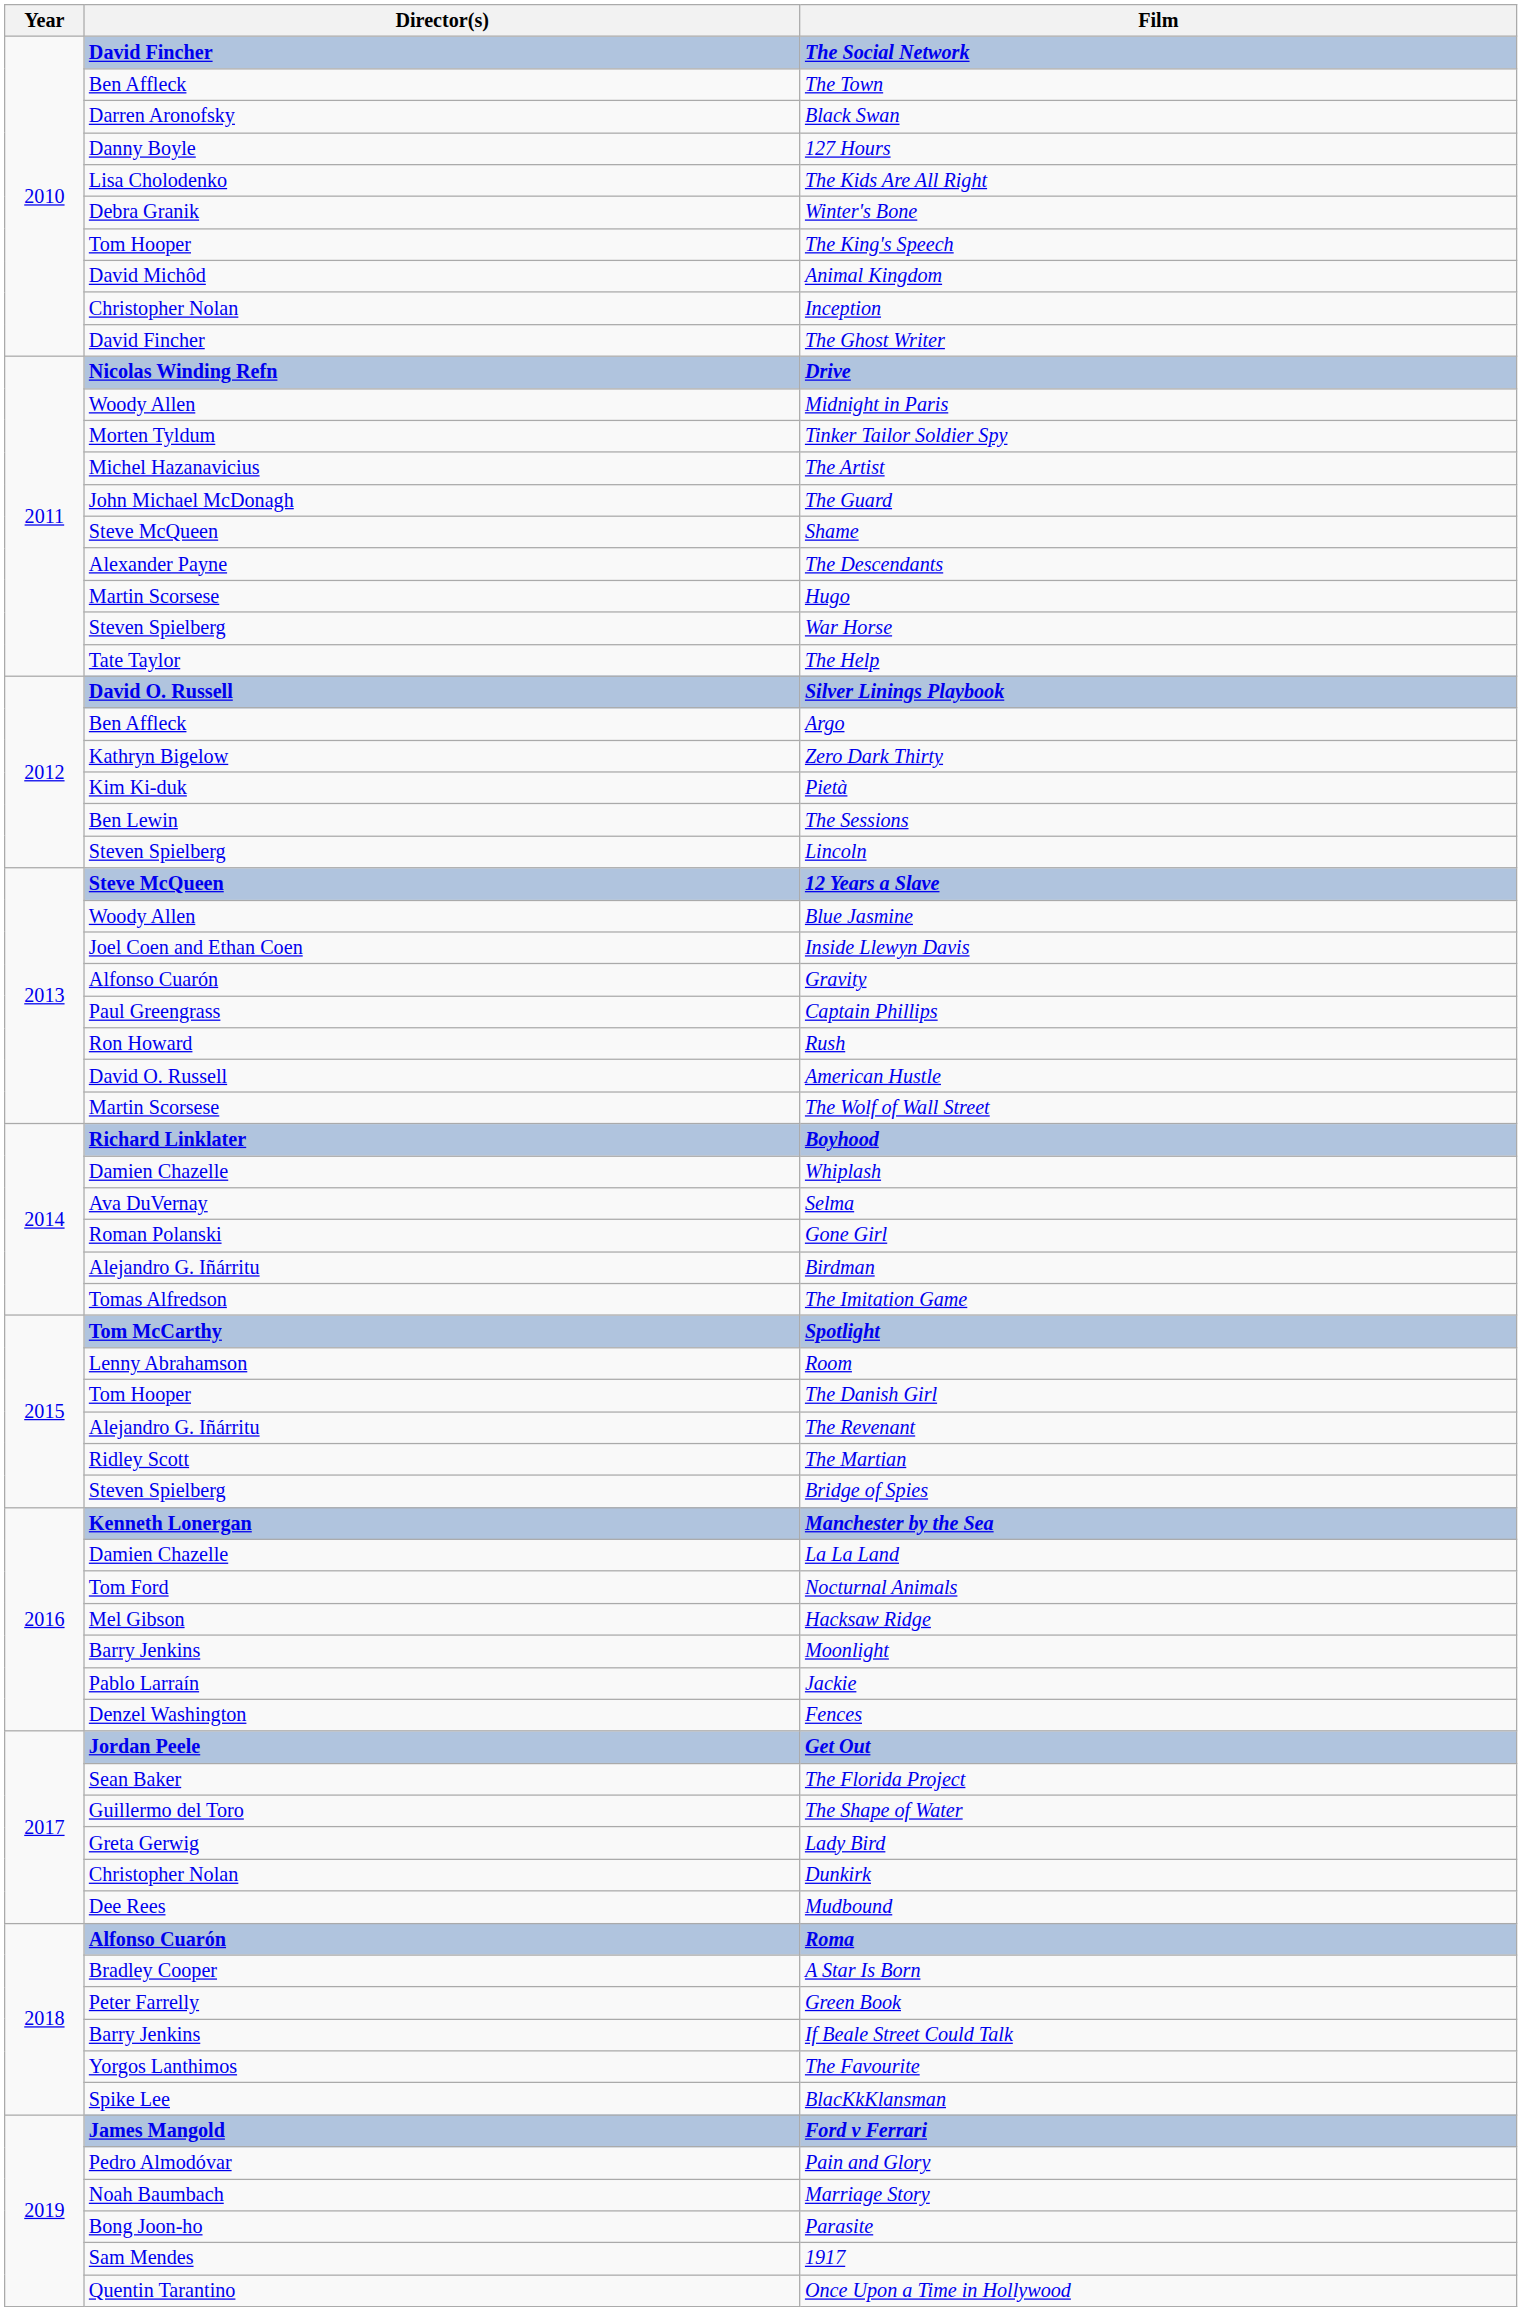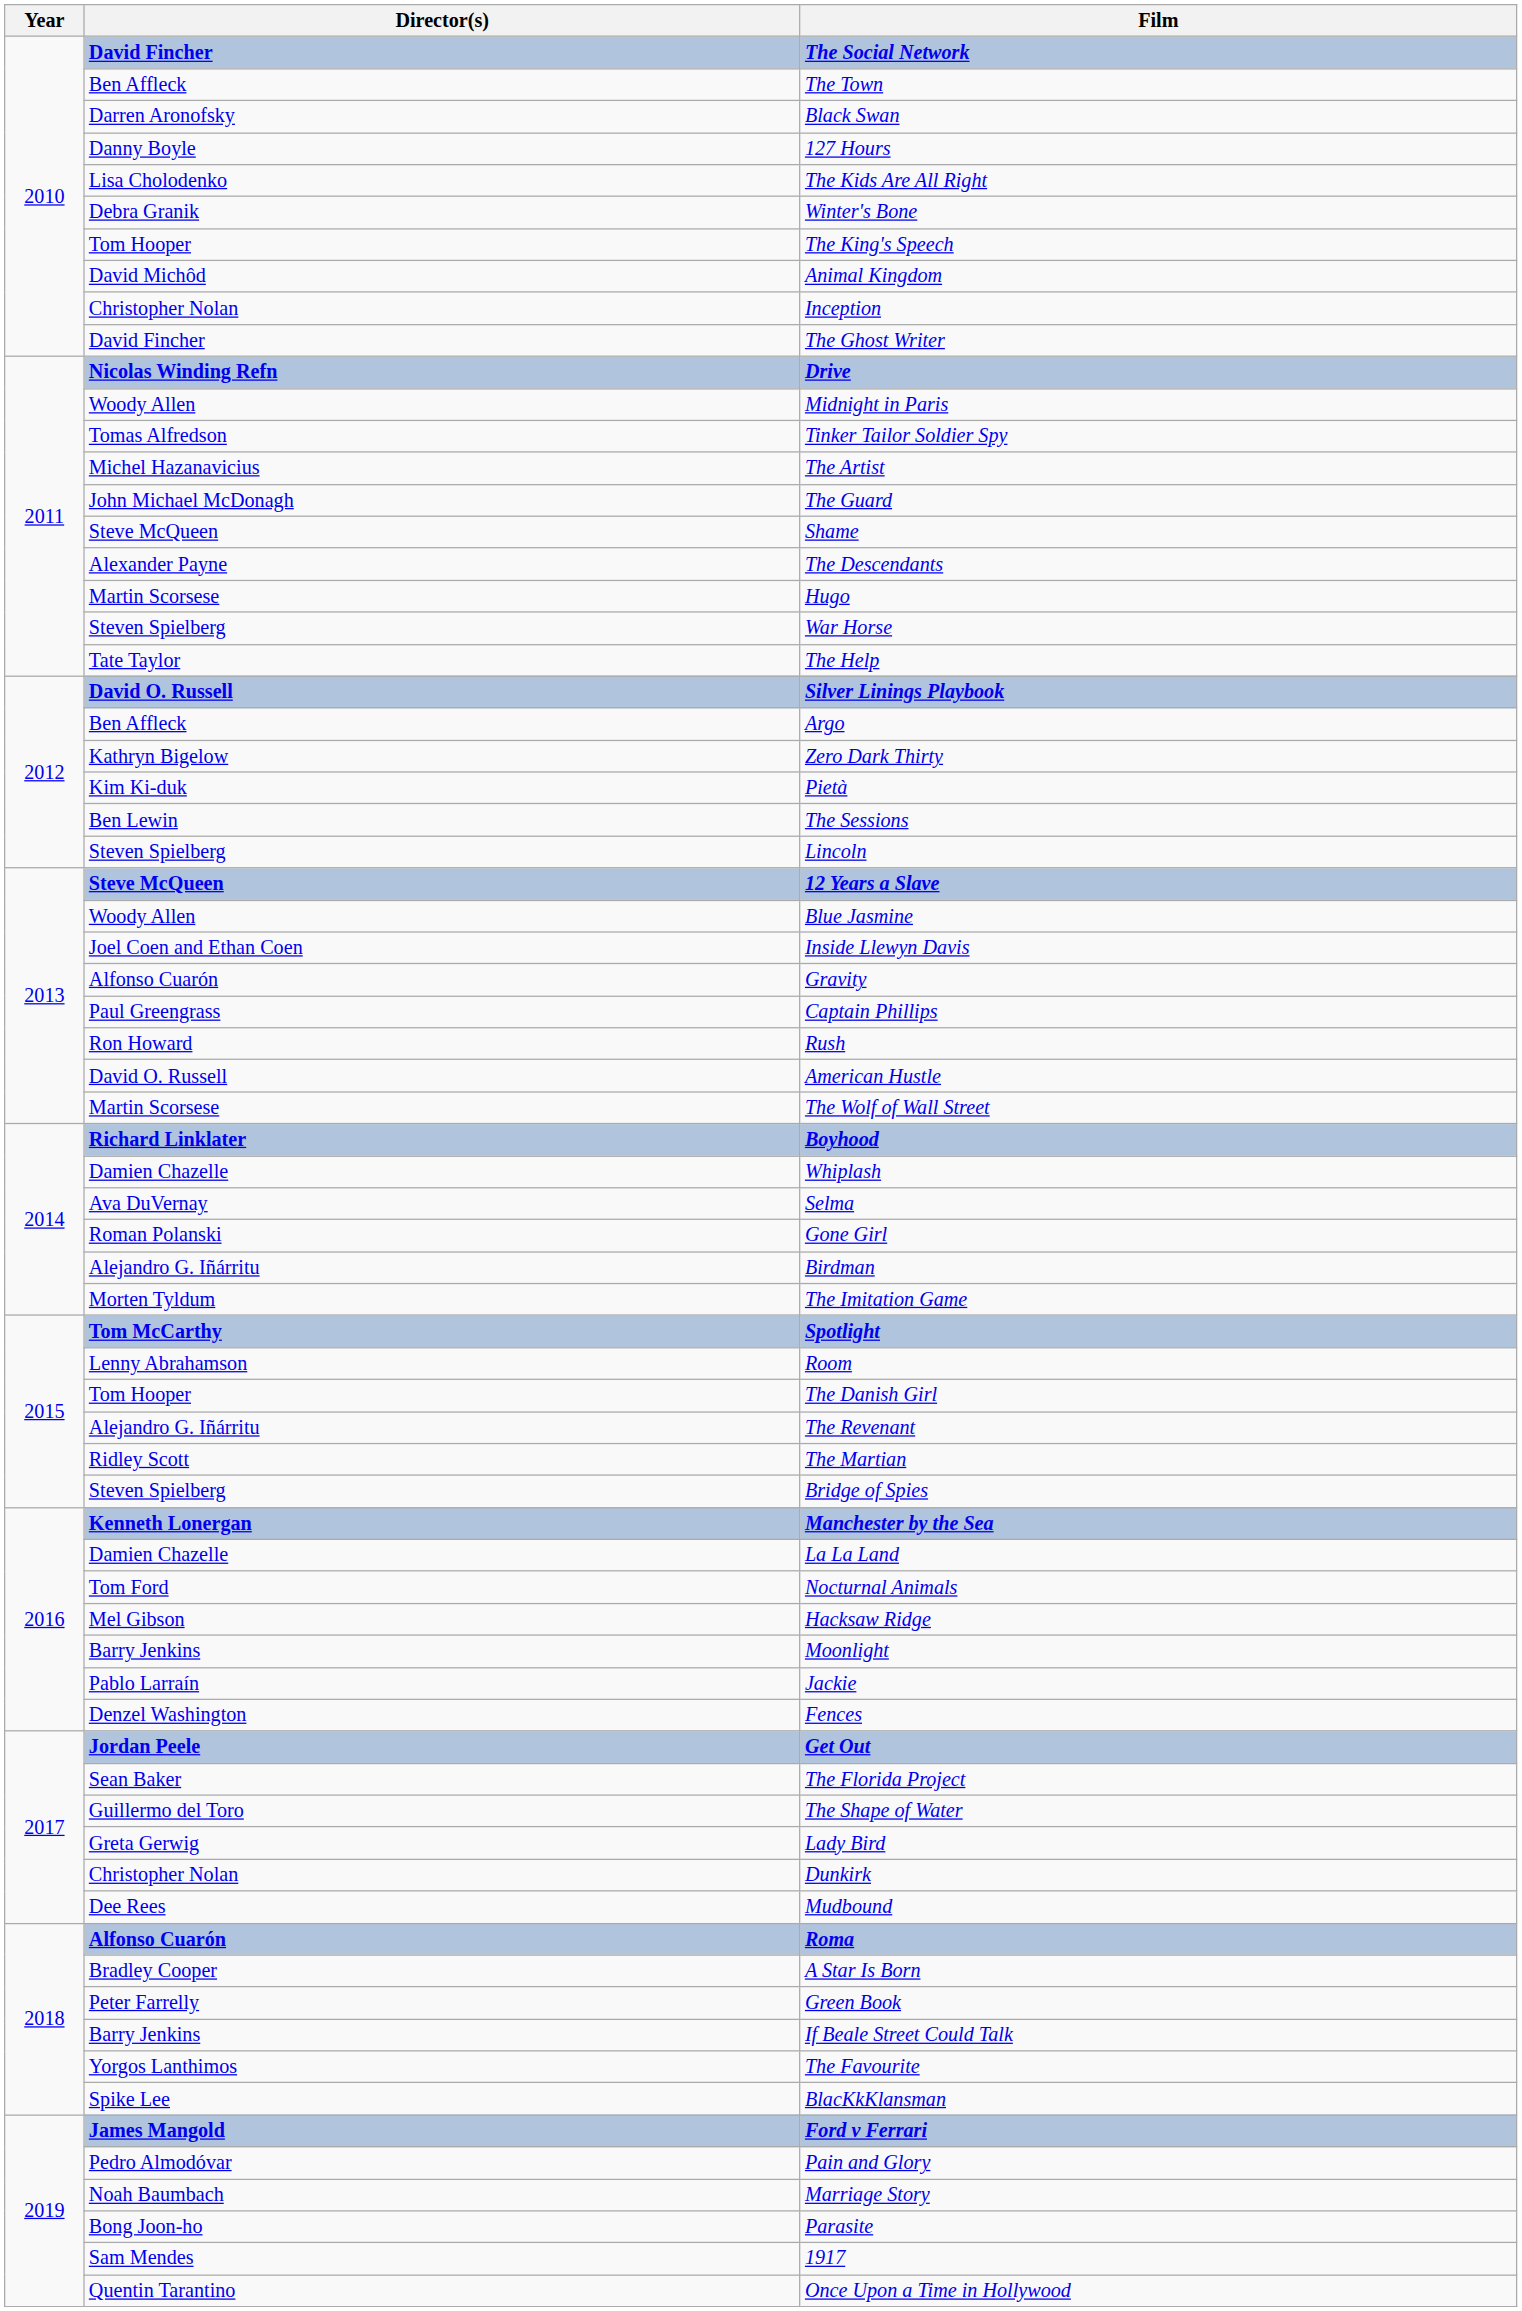(152, 436) Morten Tyldum -> (158, 436) Tomas Alfredson
(158, 1299) Tomas Alfredson -> (152, 1299) Morten Tyldum
